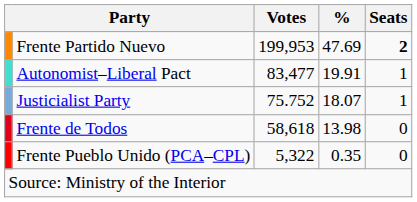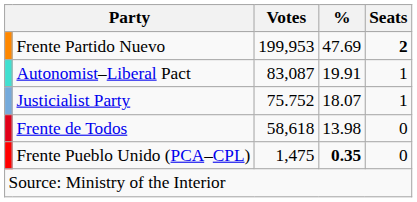(291, 73) 83,477 -> (291, 73) 83,087
(295, 155) 5,322 -> (295, 155) 1,475
(346, 155) normal -> (346, 155) bold
